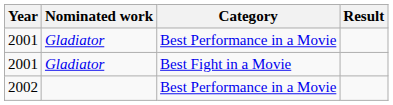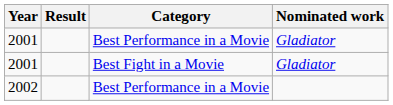columns swapped: (99, 16) <-> (364, 16)
